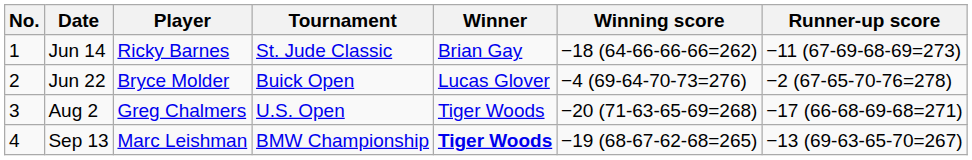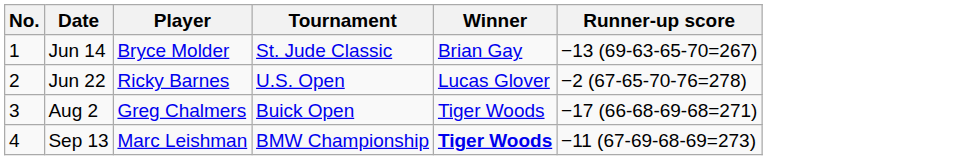- column: (659, 20)
(173, 50) Ricky Barnes -> (173, 50) Bryce Molder
(864, 50) −11 (67-69-68-69=273) -> (659, 50) −13 (69-63-65-70=267)
(173, 80) Bryce Molder -> (173, 80) Ricky Barnes
(305, 80) Buick Open -> (300, 80) U.S. Open
(300, 110) U.S. Open -> (305, 110) Buick Open
(864, 140) −13 (69-63-65-70=267) -> (659, 140) −11 (67-69-68-69=273)
